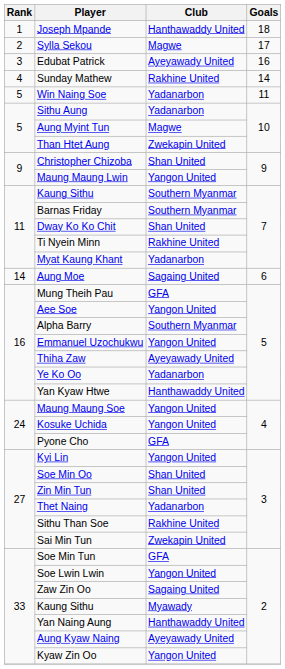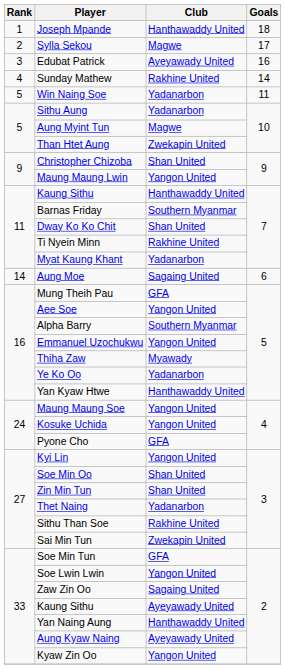(192, 194) Southern Myanmar -> (196, 194) Hanthawaddy United
(191, 359) Ayeyawady United -> (170, 359) Myawady
(170, 606) Myawady -> (191, 606) Ayeyawady United
